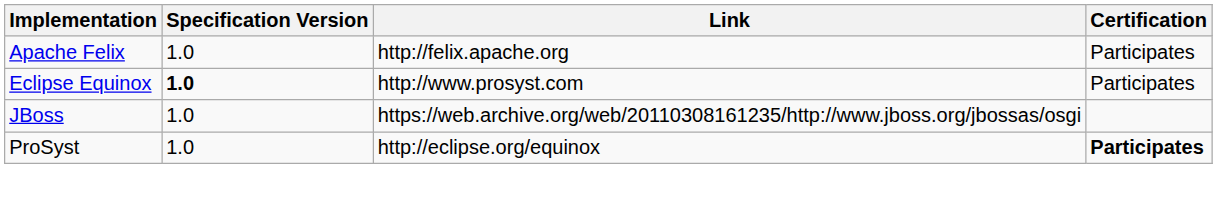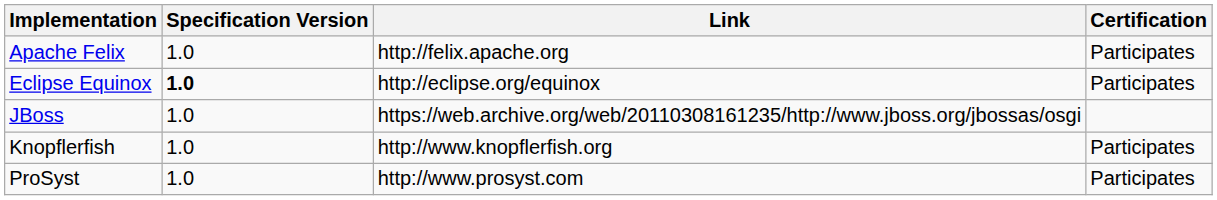(481, 83) http://www.prosyst.com -> (489, 83) http://eclipse.org/equinox
+ row: (62, 147)
(489, 147) http://eclipse.org/equinox -> (481, 178) http://www.prosyst.com
(1147, 147) bold -> (1143, 178) normal
